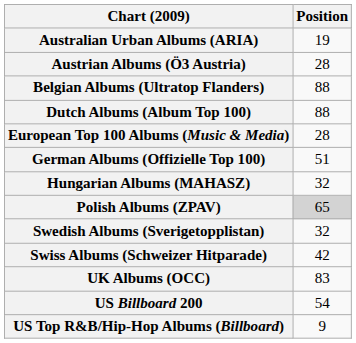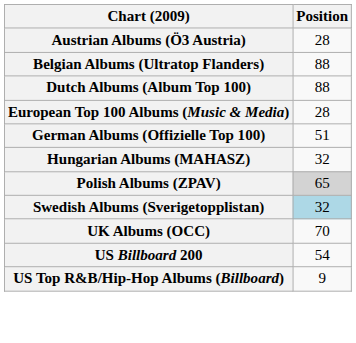- row: (149, 40)
(322, 231) no background -> (322, 207) lightblue background
- row: (149, 254)
(322, 278) 83 -> (322, 231) 70
